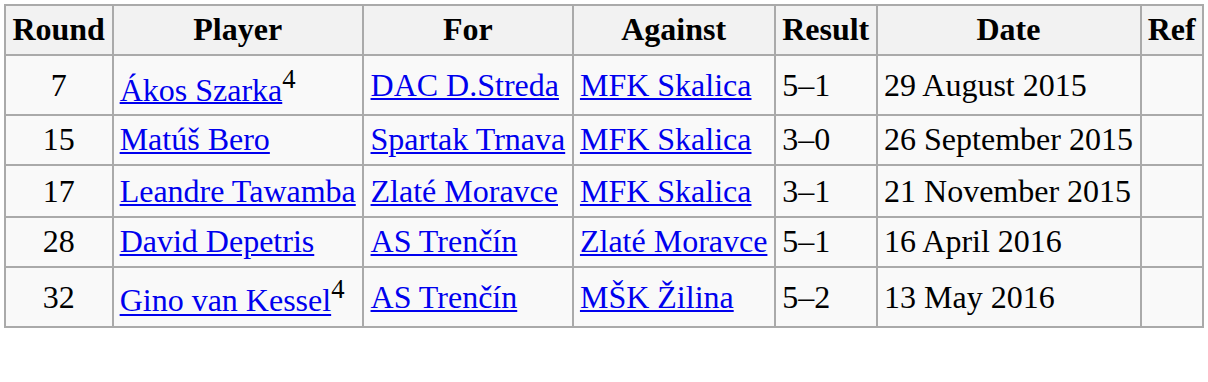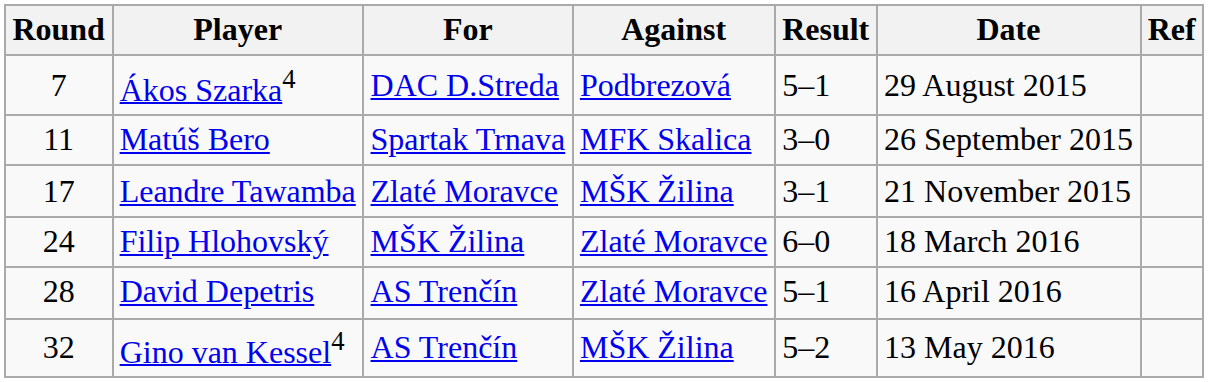(666, 84) MFK Skalica -> (655, 84) Podbrezová
(59, 140) 15 -> (59, 140) 11
(666, 190) MFK Skalica -> (657, 190) MŠK Žilina
+ row: (224, 241)
